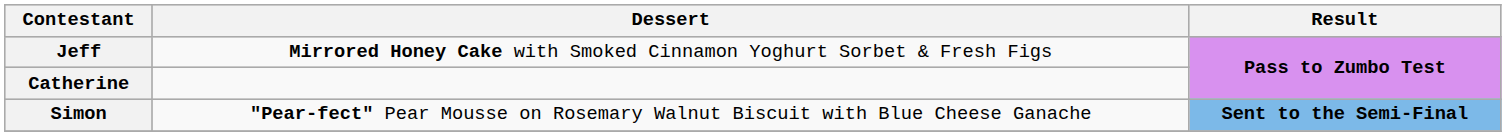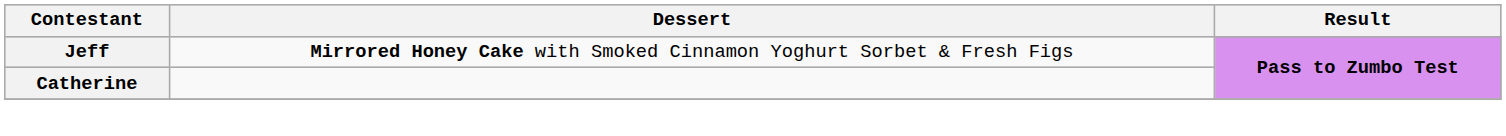- row: (79, 115)
